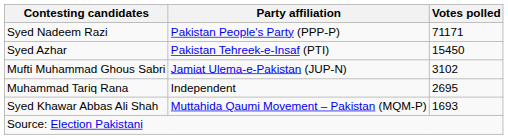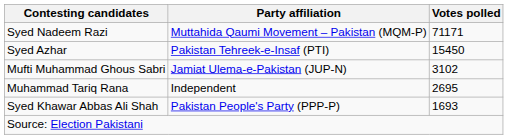(255, 32) Pakistan People's Party (PPP-P) -> (299, 32) Muttahida Qaumi Movement – Pakistan (MQM-P)
(299, 106) Muttahida Qaumi Movement – Pakistan (MQM-P) -> (255, 106) Pakistan People's Party (PPP-P)
